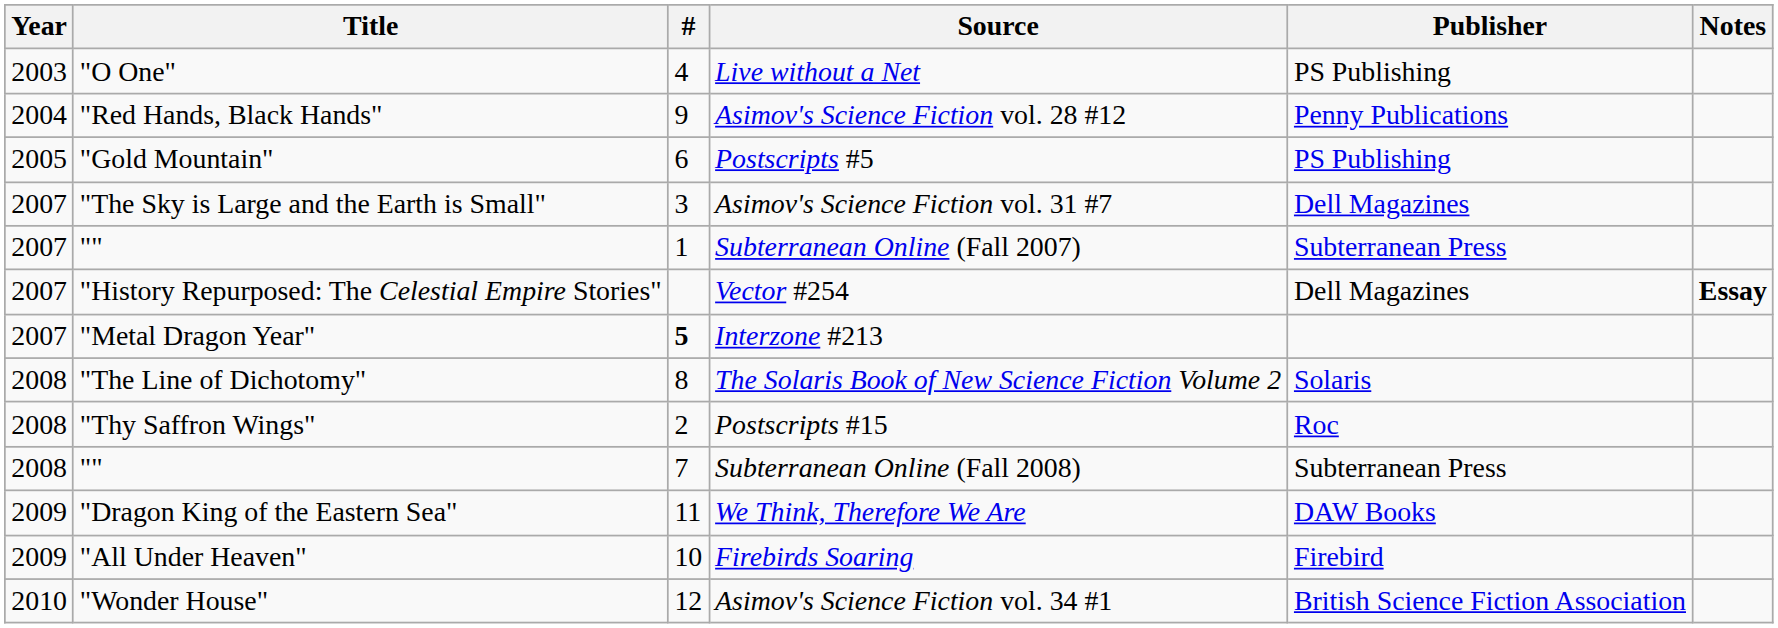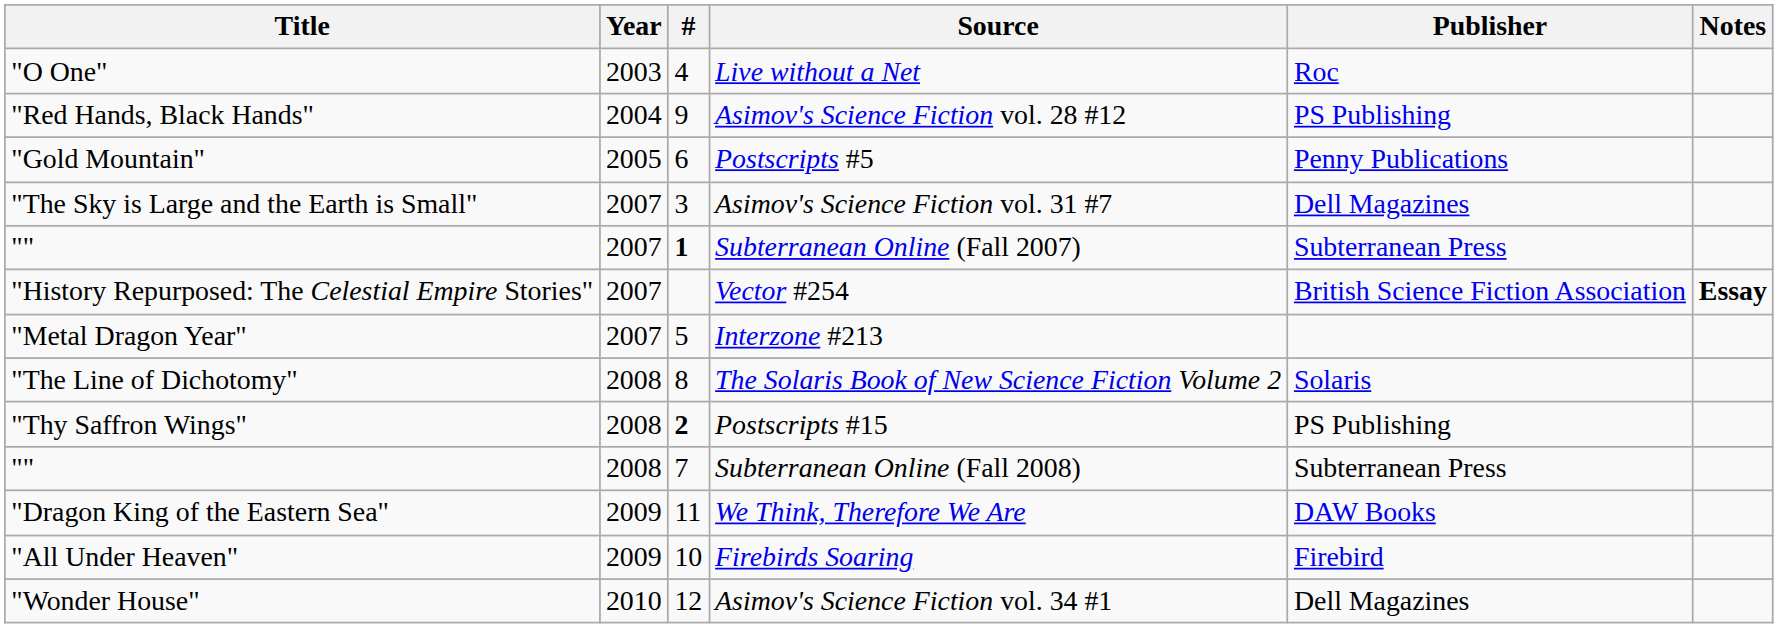columns swapped: (39, 26) <-> (371, 26)
(1372, 70) PS Publishing -> (1316, 70) Roc
(1401, 114) Penny Publications -> (1372, 114) PS Publishing
(1372, 159) PS Publishing -> (1401, 159) Penny Publications
(681, 247) normal -> (681, 247) bold
(1382, 291) Dell Magazines -> (1490, 291) British Science Fiction Association
(681, 335) bold -> (681, 335) normal
(681, 423) normal -> (681, 423) bold
(1316, 423) Roc -> (1372, 423) PS Publishing
(1490, 600) British Science Fiction Association -> (1382, 600) Dell Magazines
